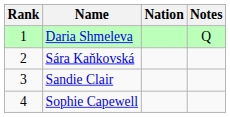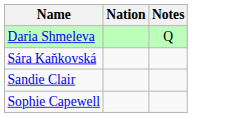- column: (23, 15)
